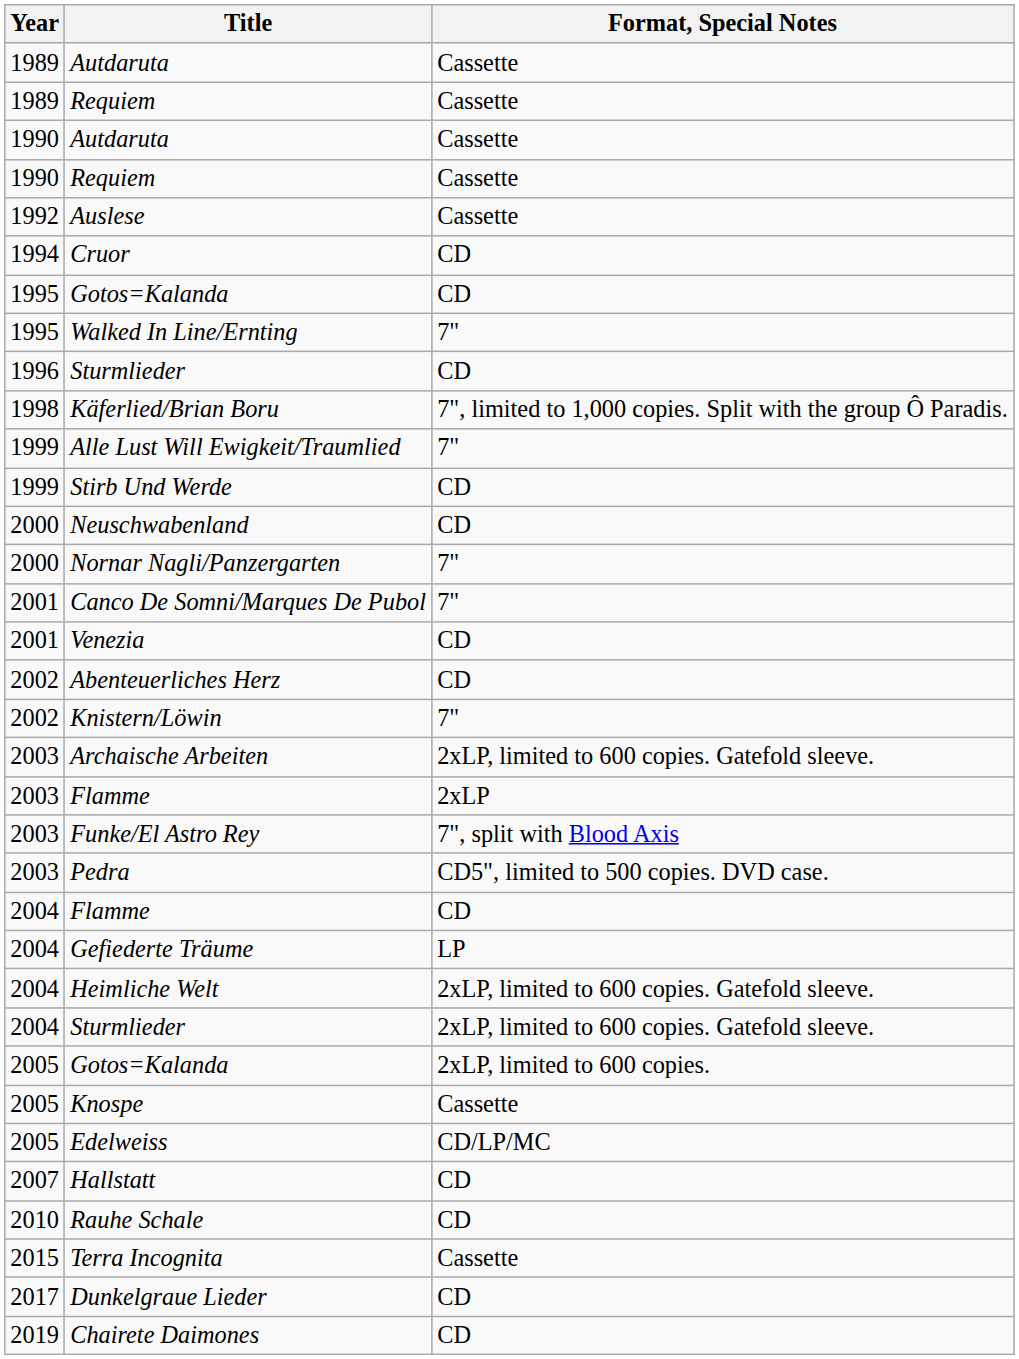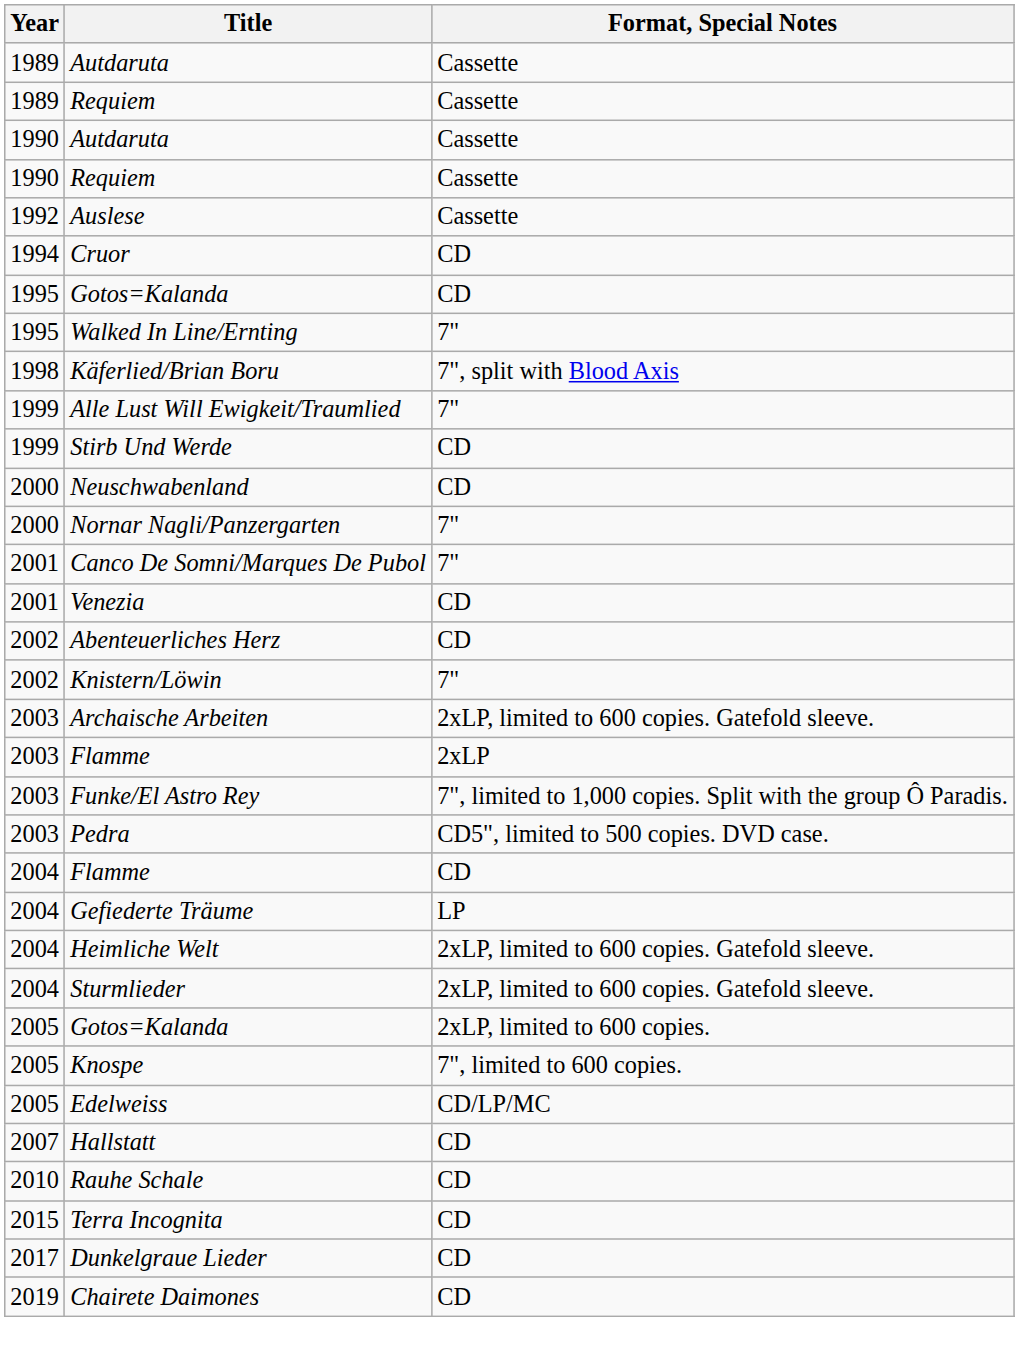- row: (35, 370)
(722, 409) 7", limited to 1,000 copies. Split with the group Ô Paradis. -> (558, 370) 7", split with Blood Axis
(558, 833) 7", split with Blood Axis -> (722, 795) 7", limited to 1,000 copies. Split with the group Ô Paradis.
(478, 1103) Cassette -> (560, 1065) 7", limited to 600 copies.
(478, 1258) Cassette -> (454, 1219) CD
